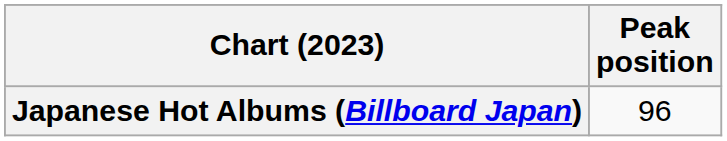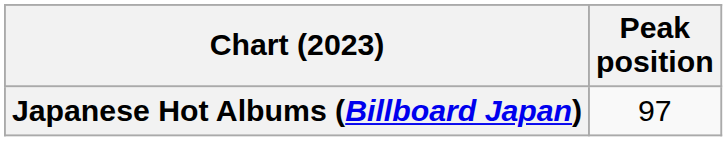(655, 110) 96 -> (655, 110) 97
